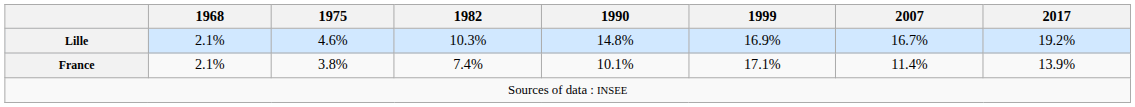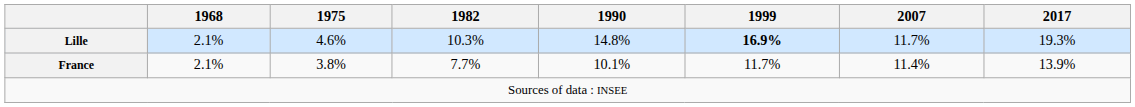(762, 40) normal -> (762, 40) bold
(910, 40) 16.7% -> (912, 40) 11.7%
(1057, 40) 19.2% -> (1057, 40) 19.3%
(468, 65) 7.4% -> (465, 65) 7.7%
(762, 65) 17.1% -> (762, 65) 11.7%
